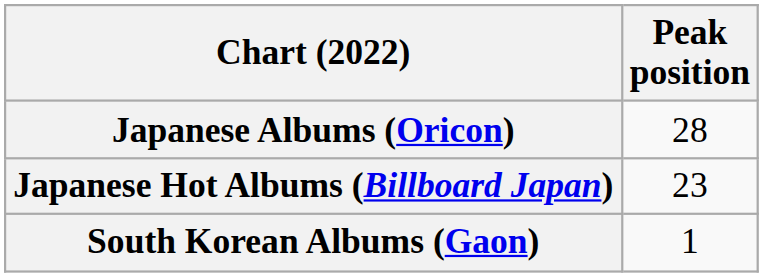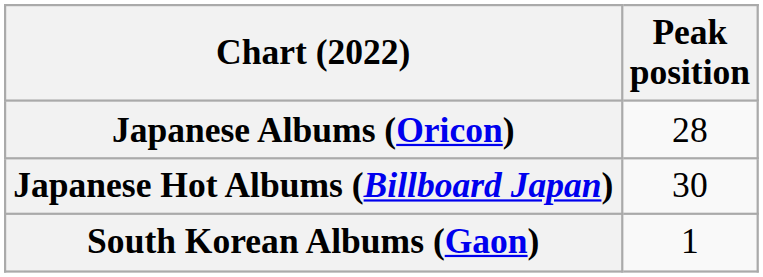(690, 185) 23 -> (690, 185) 30
